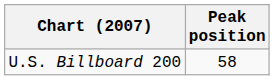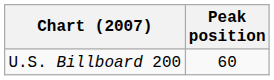(227, 62) 58 -> (227, 62) 60
